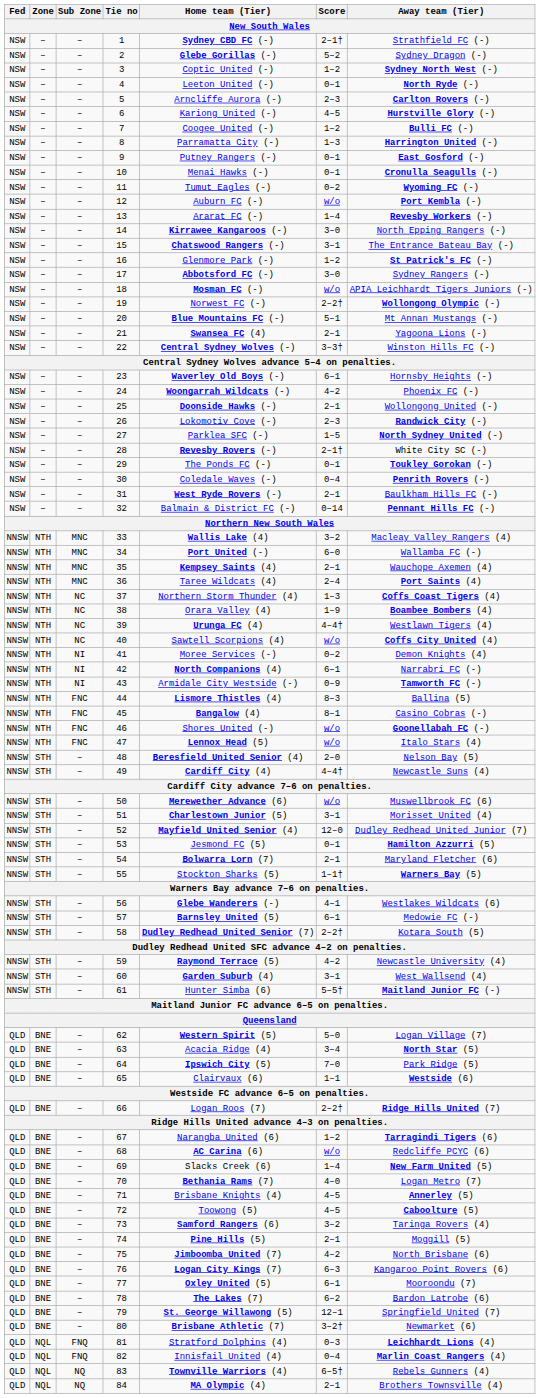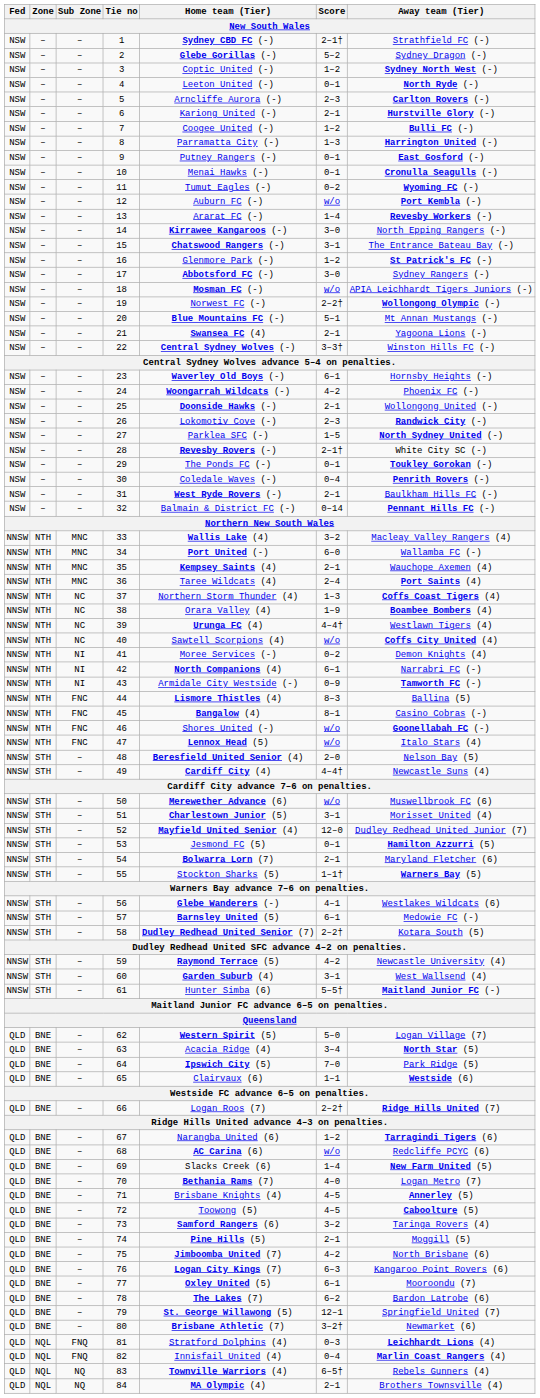(332, 114) 4–5 -> (332, 114) 2–1
